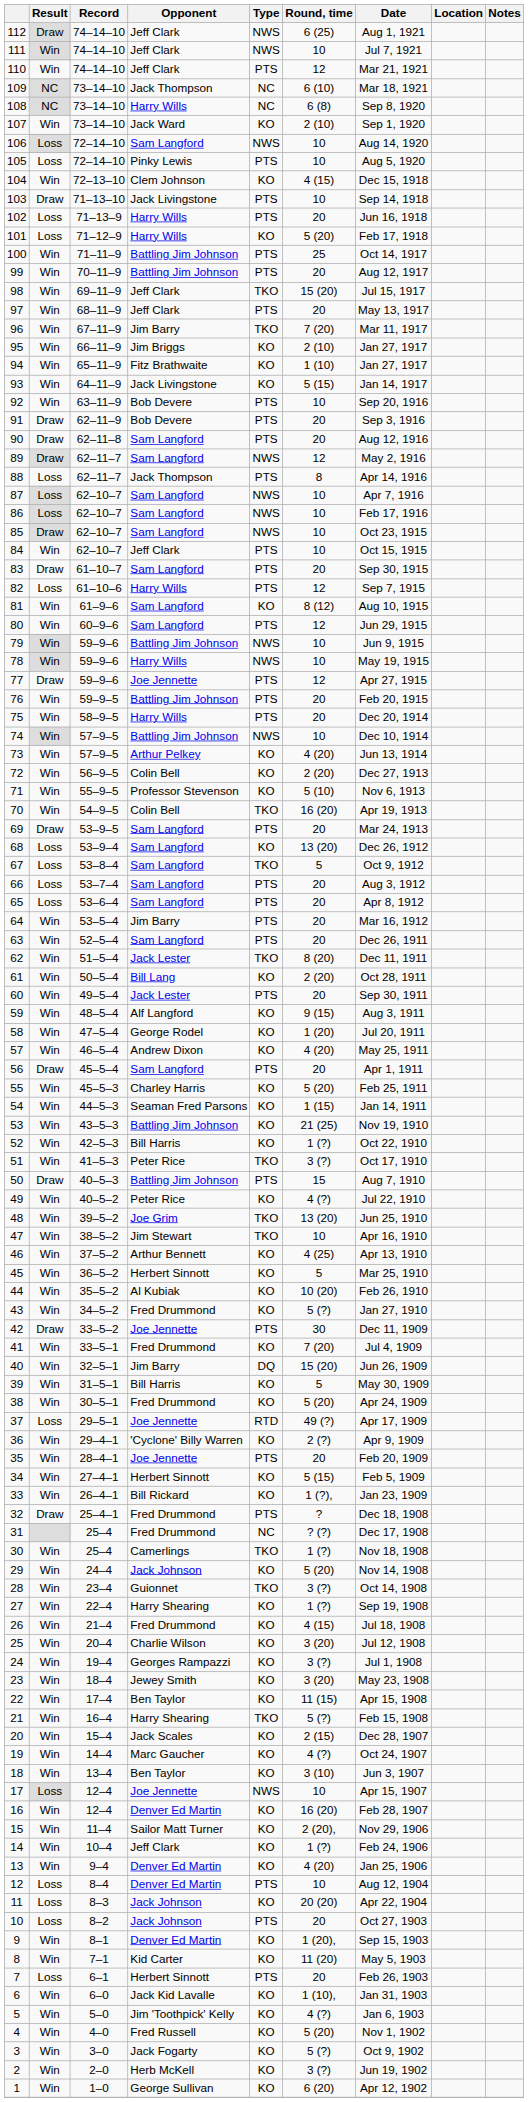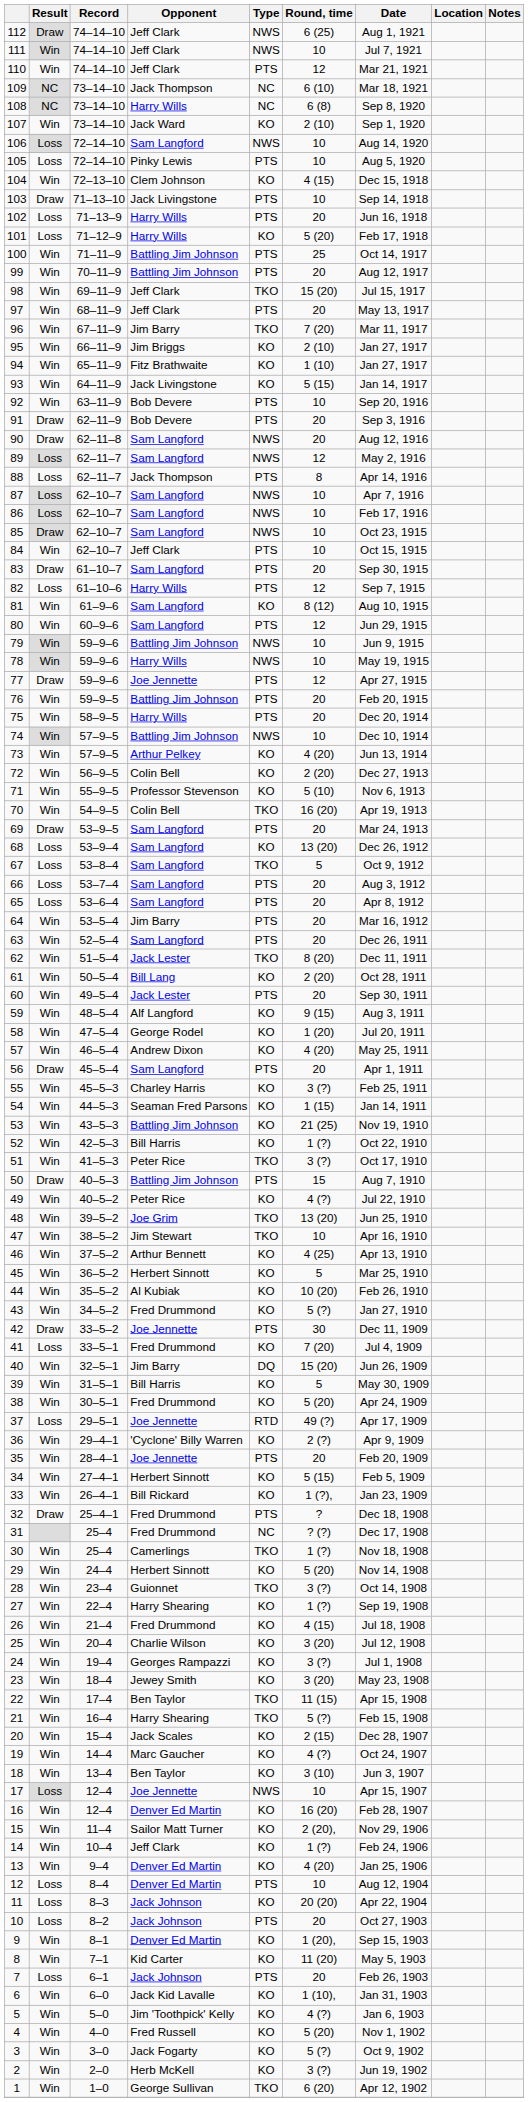(266, 439) PTS -> (266, 439) NWS
(50, 458) Draw -> (50, 458) Loss
(319, 1088) 5 (20) -> (319, 1088) 3 (?)
(50, 1347) Win -> (50, 1347) Loss
(166, 1569) Jack Johnson -> (170, 1569) Herbert Sinnott
(266, 1699) KO -> (266, 1699) TKO
(170, 1977) Herbert Sinnott -> (166, 1977) Jack Johnson
(266, 2088) KO -> (266, 2088) TKO
